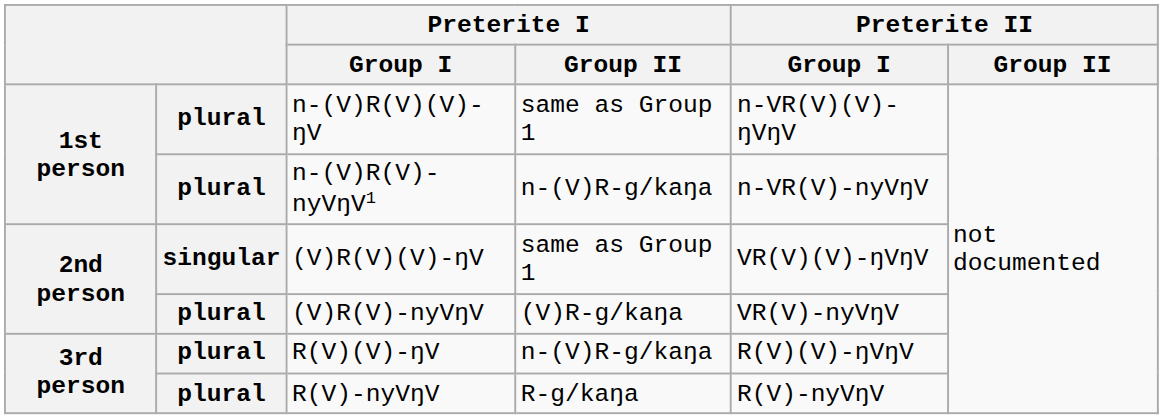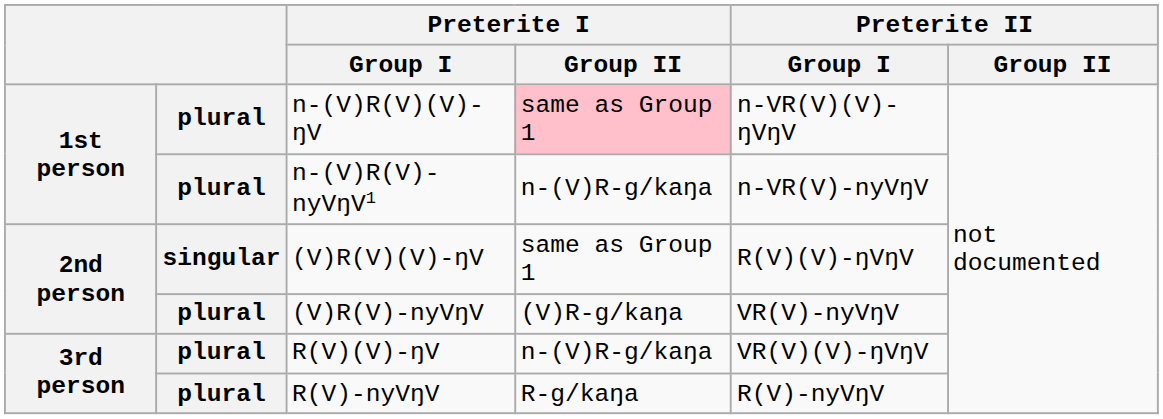(617, 119) no background -> (617, 119) pink background
(833, 259) VR(V)(V)-ŋVŋV -> (825, 259) R(V)(V)-ŋVŋV
(825, 353) R(V)(V)-ŋVŋV -> (833, 353) VR(V)(V)-ŋVŋV
